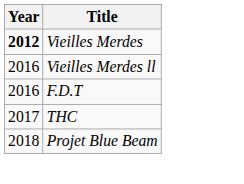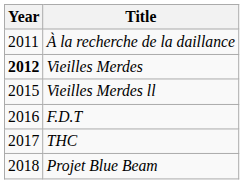+ row: (141, 41)
(24, 66) 2016 -> (24, 91) 2015
